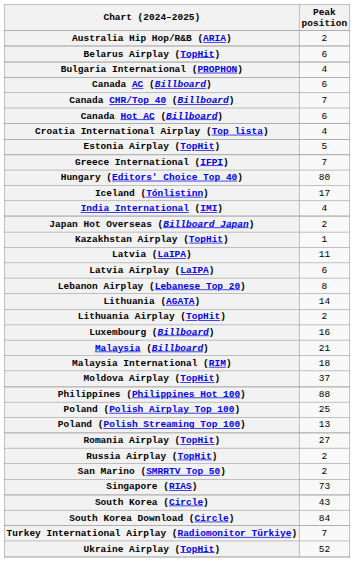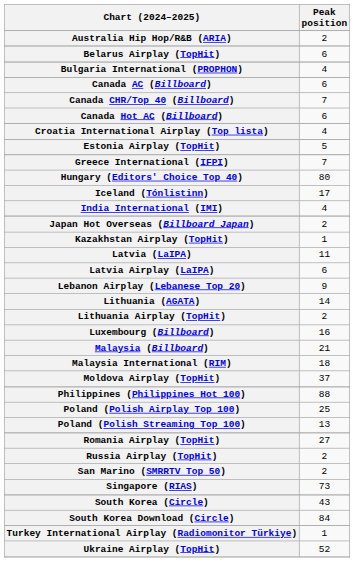(324, 286) 8 -> (324, 286) 9
(324, 533) 7 -> (324, 533) 1
